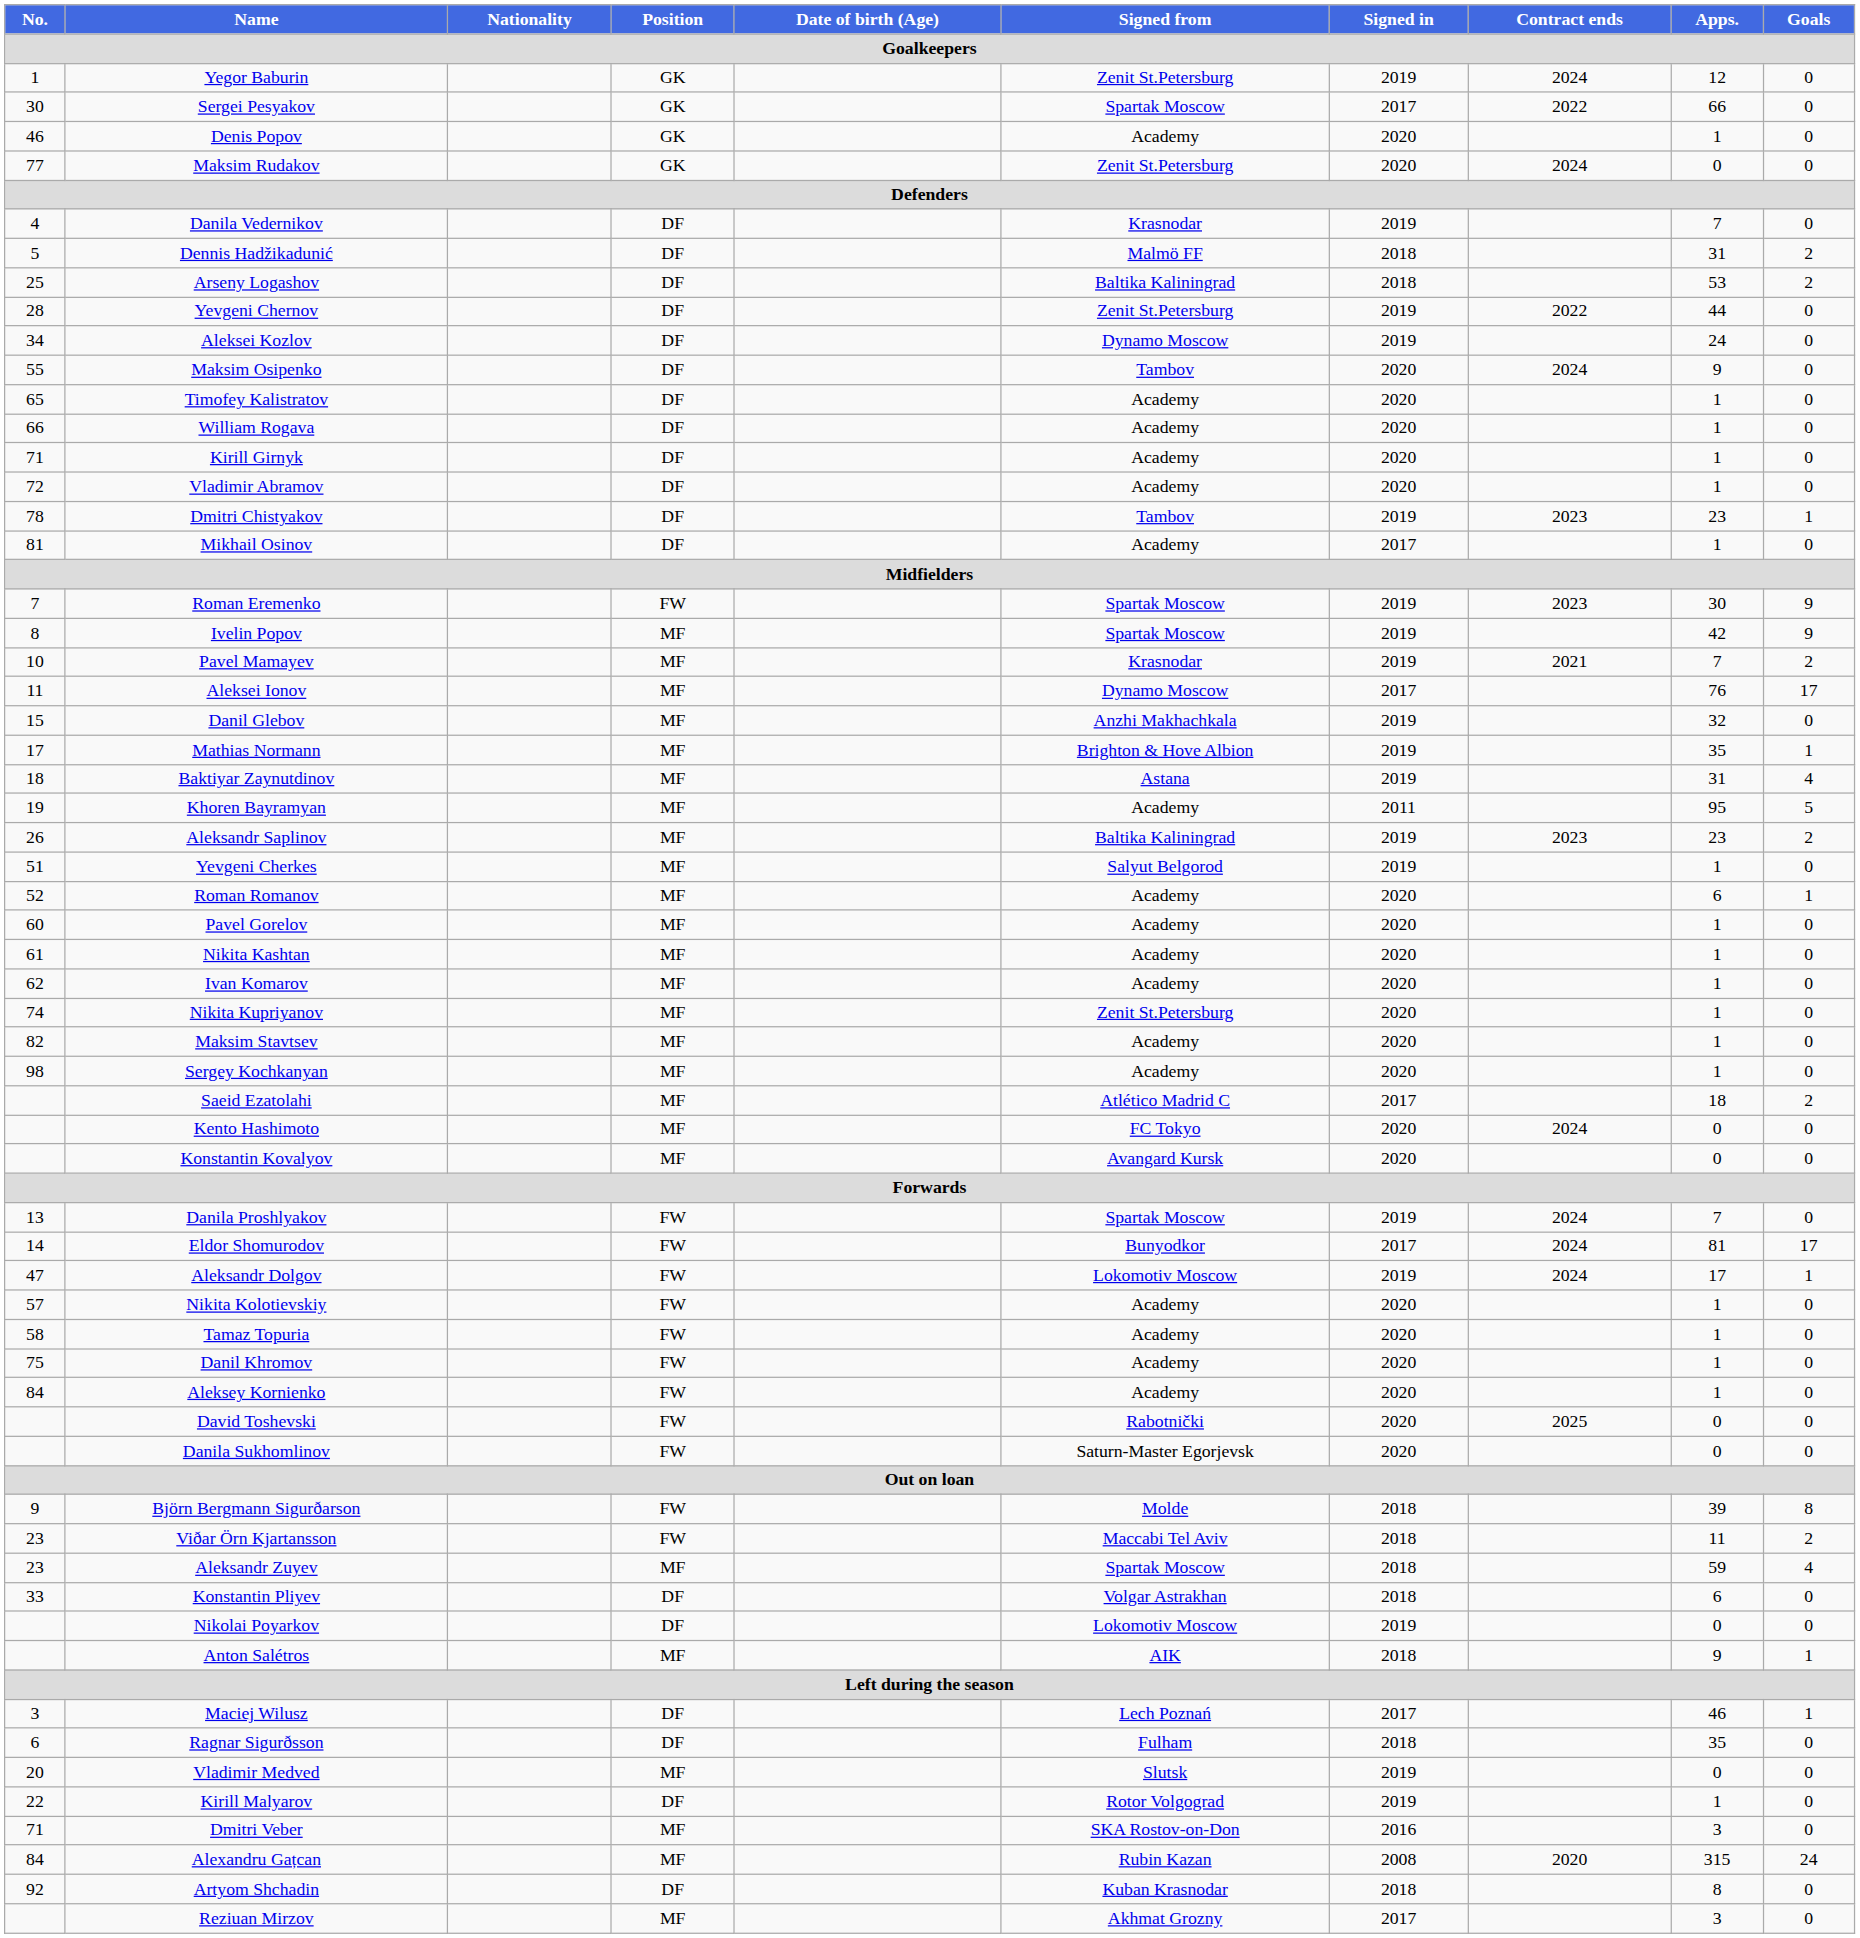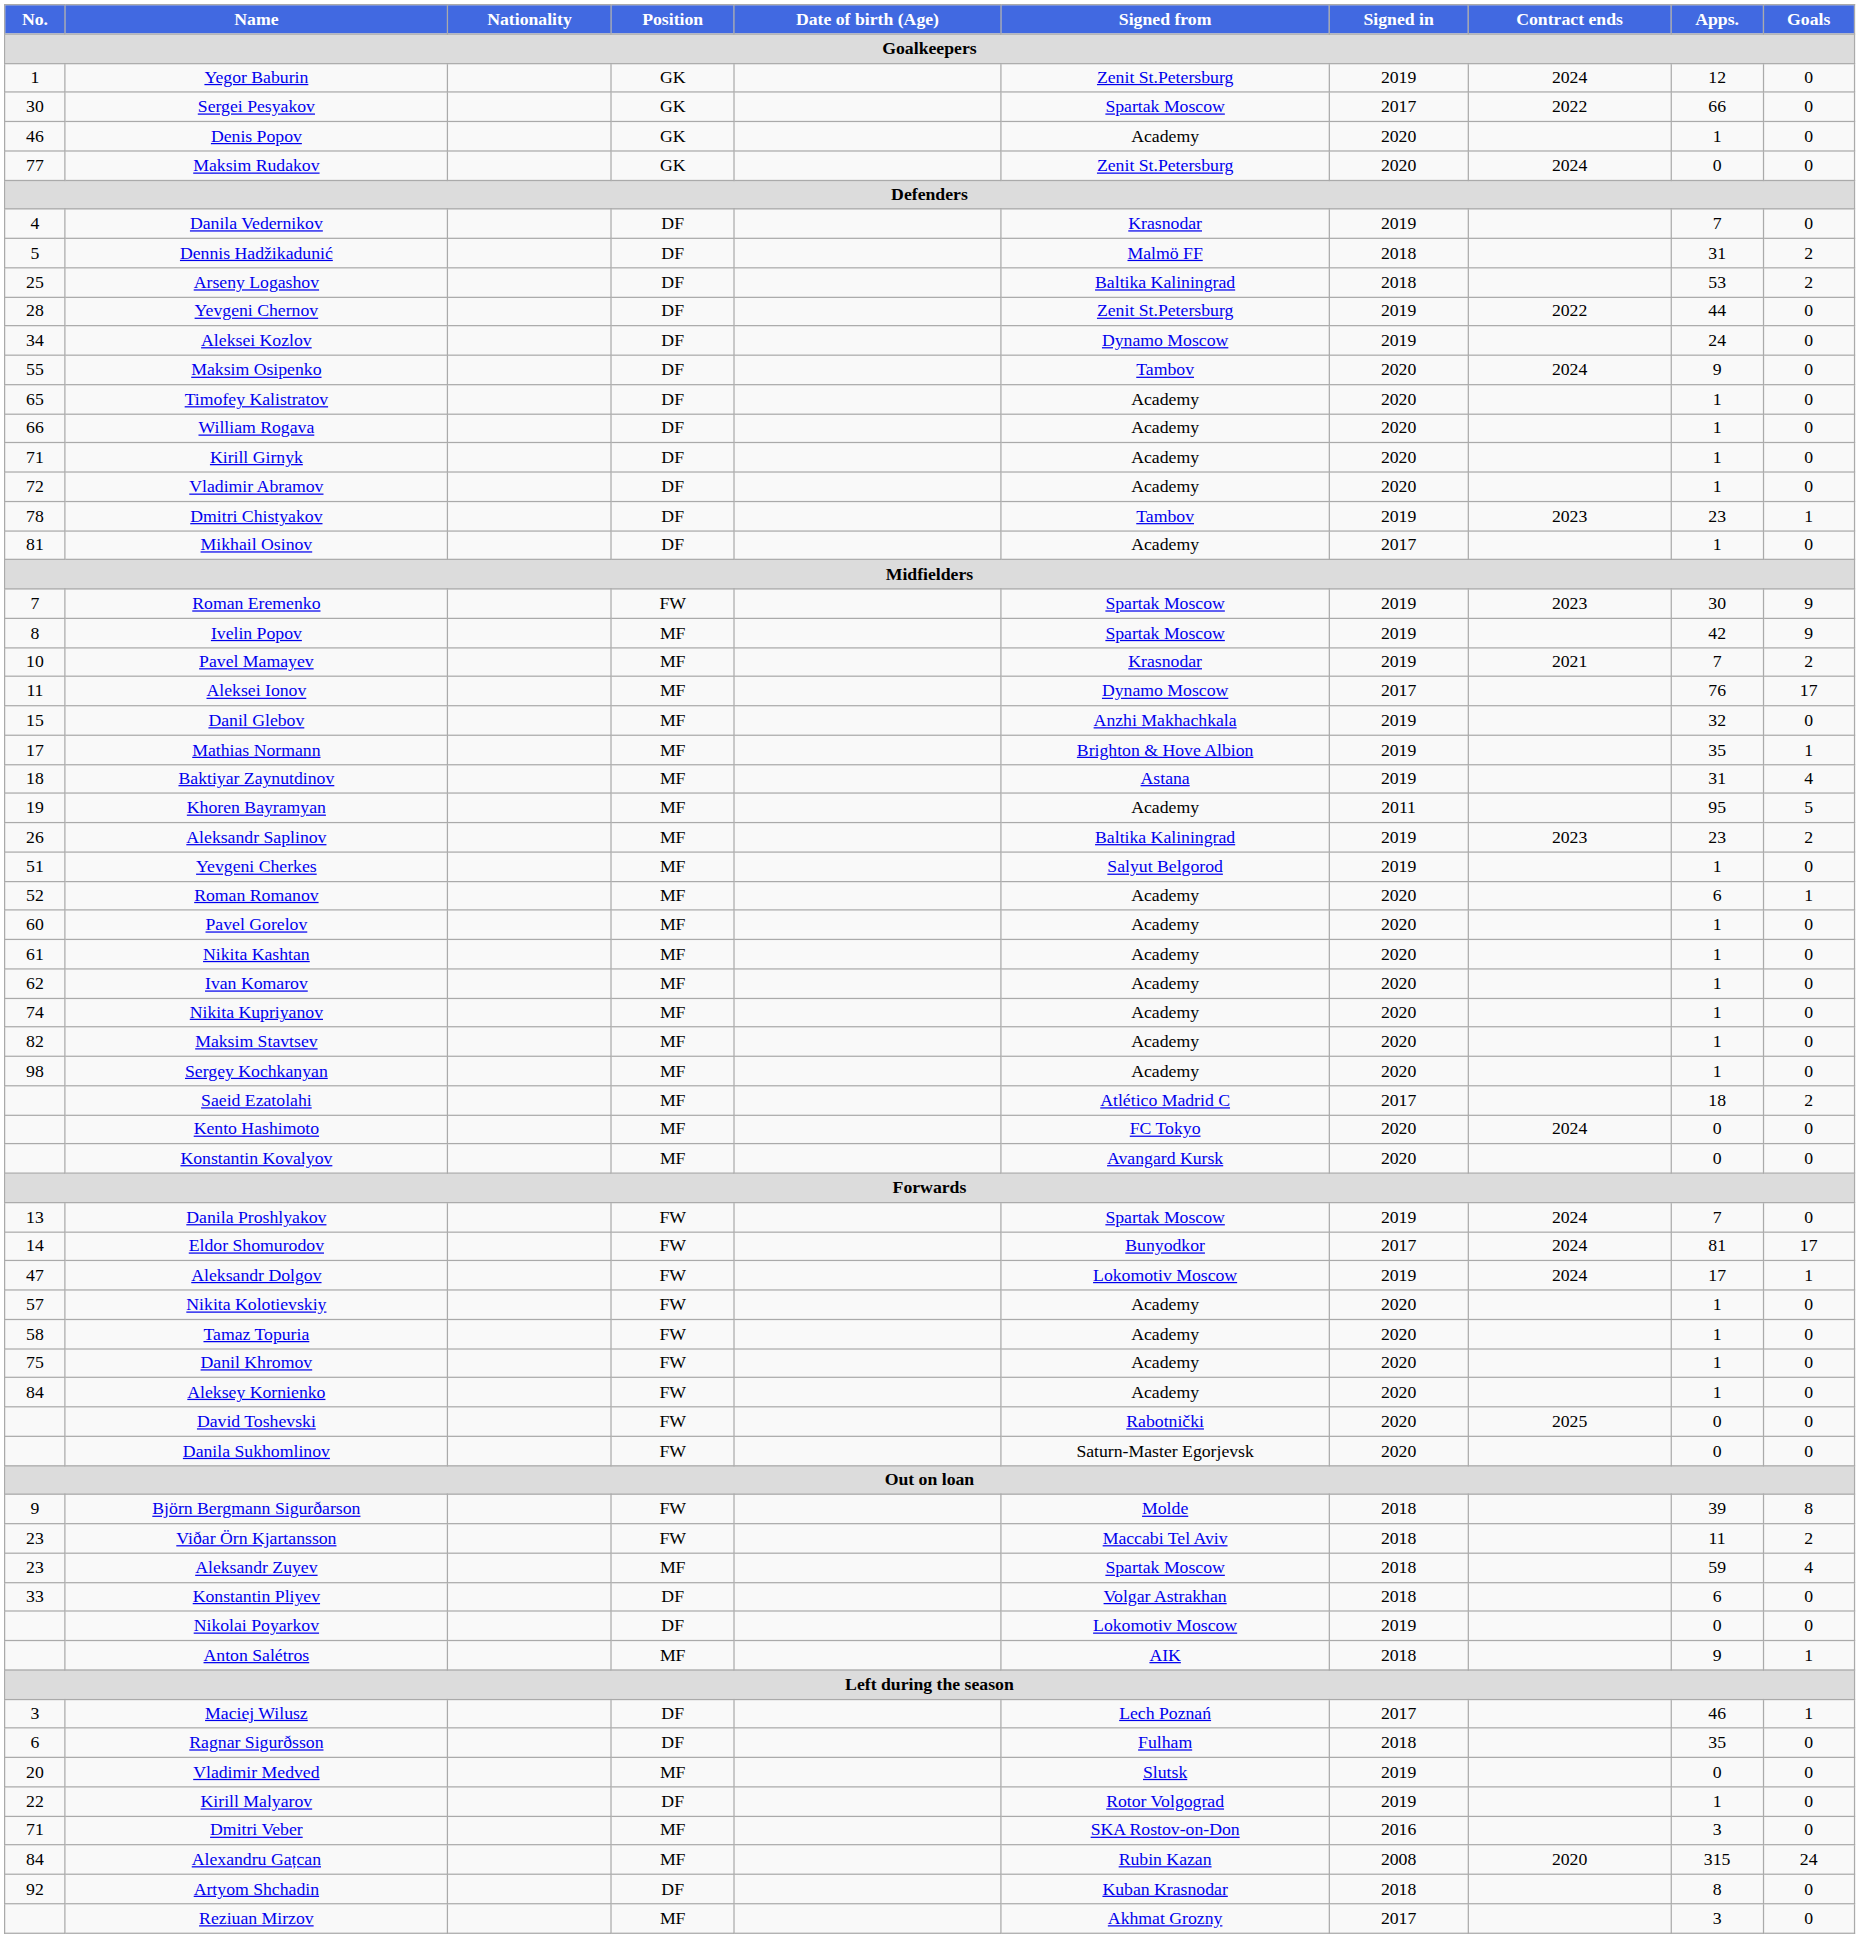(1165, 1012) Zenit St.Petersburg -> (1165, 1012) Academy
